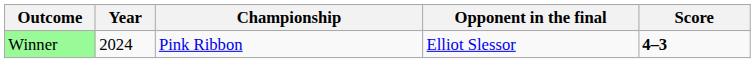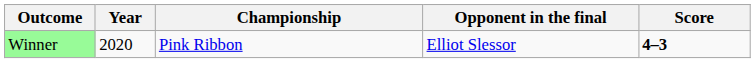(116, 44) 2024 -> (116, 44) 2020
